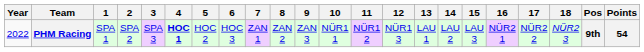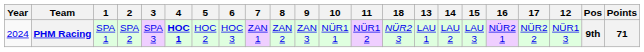columns swapped: (398, 12) <-> (566, 12)
(18, 33) 2022 -> (18, 33) 2024
(622, 33) 54 -> (622, 33) 71
